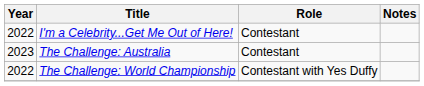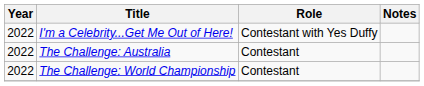(270, 33) Contestant -> (309, 33) Contestant with Yes Duffy
(20, 52) 2023 -> (20, 52) 2022
(309, 71) Contestant with Yes Duffy -> (270, 71) Contestant
